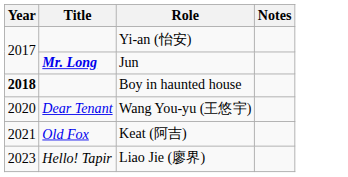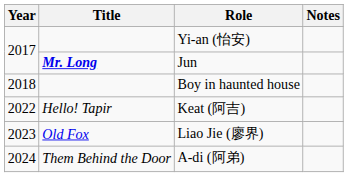(22, 85) bold -> (22, 85) normal
- row: (185, 108)
(22, 133) 2021 -> (22, 108) 2022
(66, 133) Old Fox -> (77, 108) Hello! Tapir
(77, 158) Hello! Tapir -> (66, 133) Old Fox
+ row: (211, 158)
